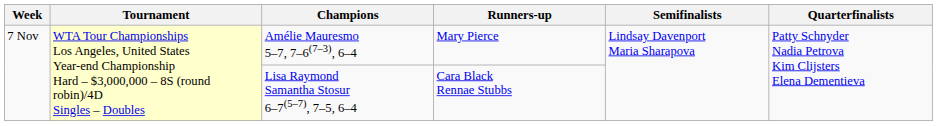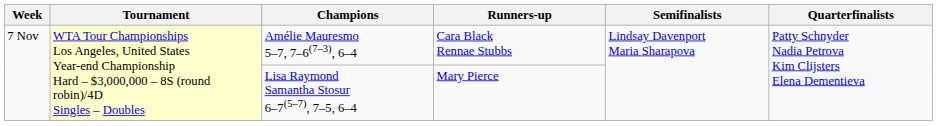(468, 35) Mary Pierce -> (474, 43) Cara Black Rennae Stubbs
(474, 83) Cara Black Rennae Stubbs -> (468, 75) Mary Pierce
